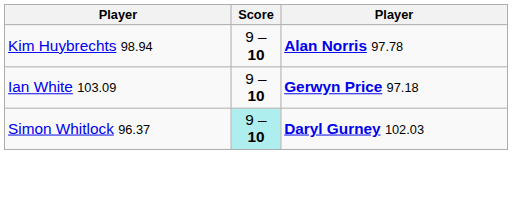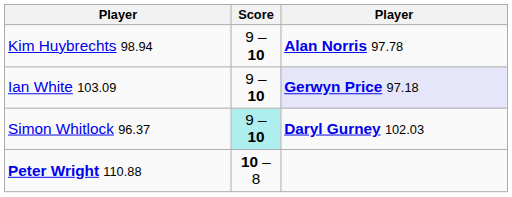(351, 87) no background -> (351, 87) lavender background
+ row: (75, 170)
